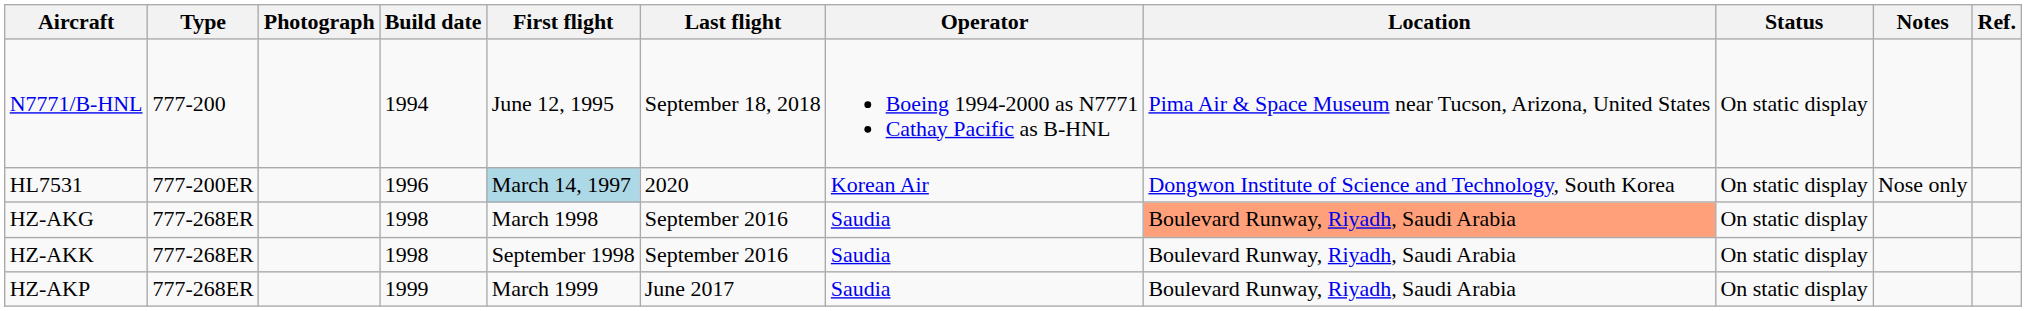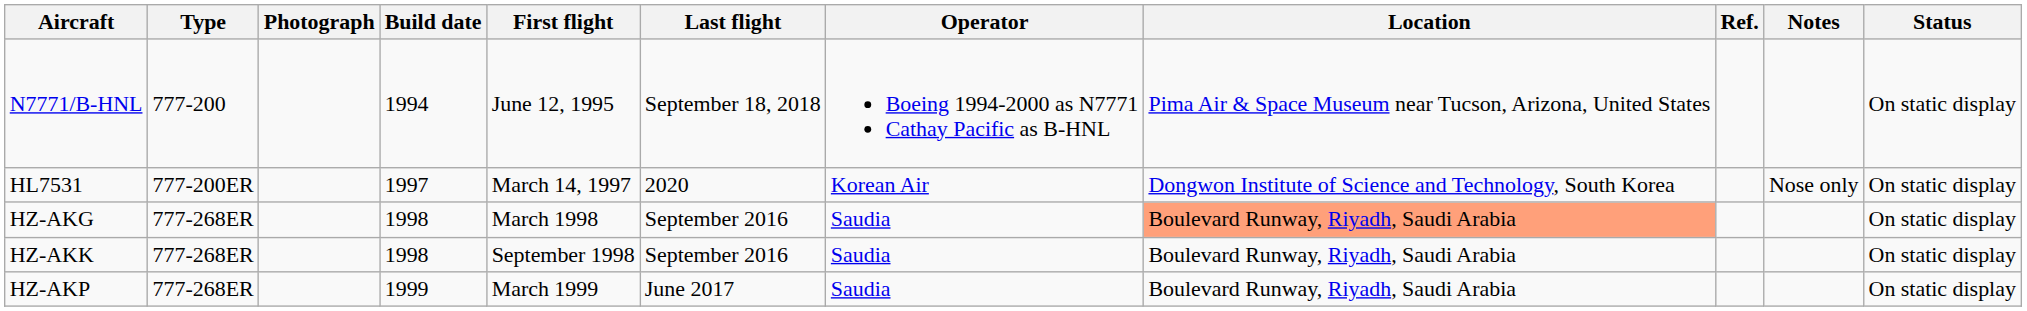columns swapped: (1794, 21) <-> (1997, 21)
(407, 184) 1996 -> (407, 184) 1997
(561, 184) lightblue background -> (561, 184) no background
